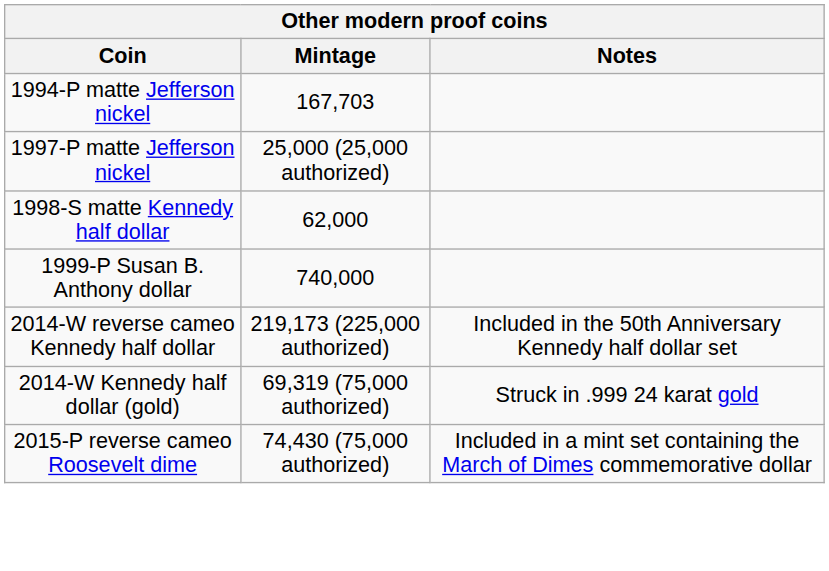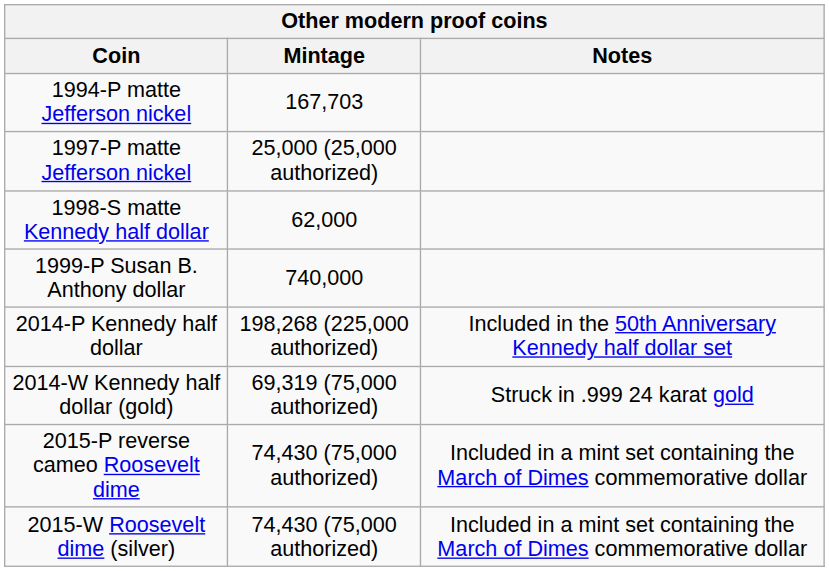+ row: (116, 336)
- row: (123, 336)
+ row: (116, 536)
